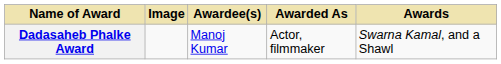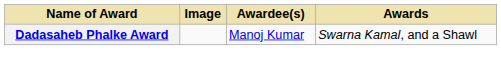- column: (311, 14)
